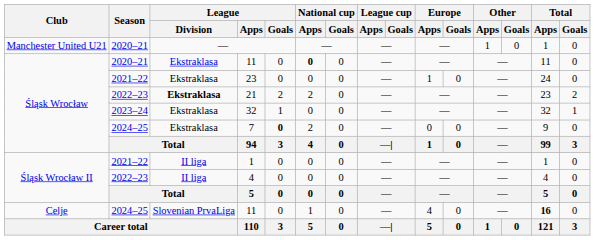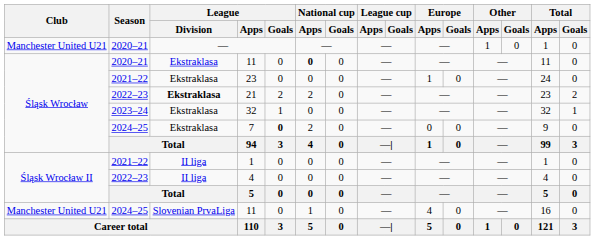(57, 210) Celje -> (57, 210) Manchester United U21
(546, 210) bold -> (546, 210) normal
